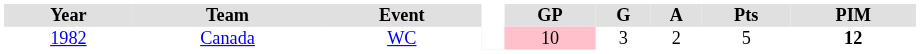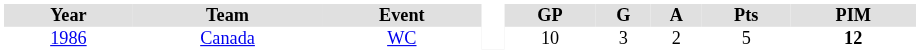(68, 38) 1982 -> (68, 38) 1986
(550, 38) pink background -> (550, 38) no background
